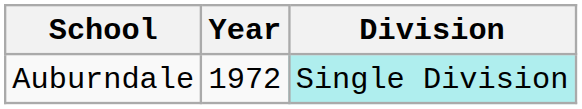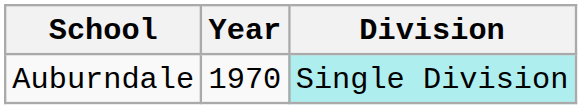(245, 79) 1972 -> (245, 79) 1970
